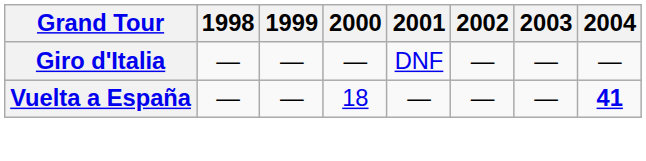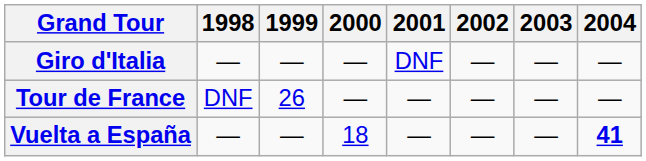+ row: (101, 98)
